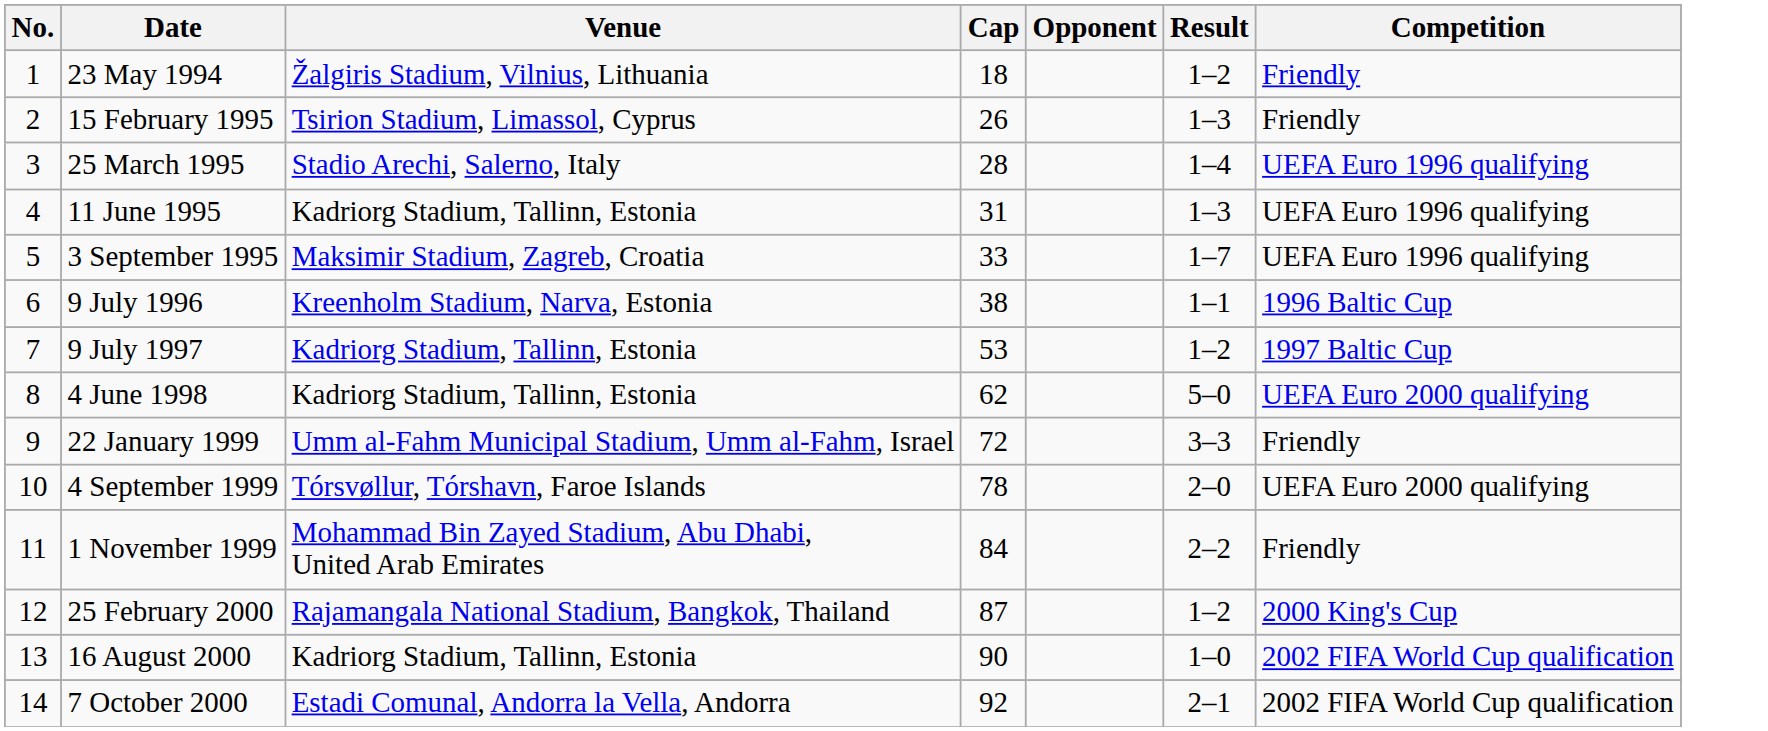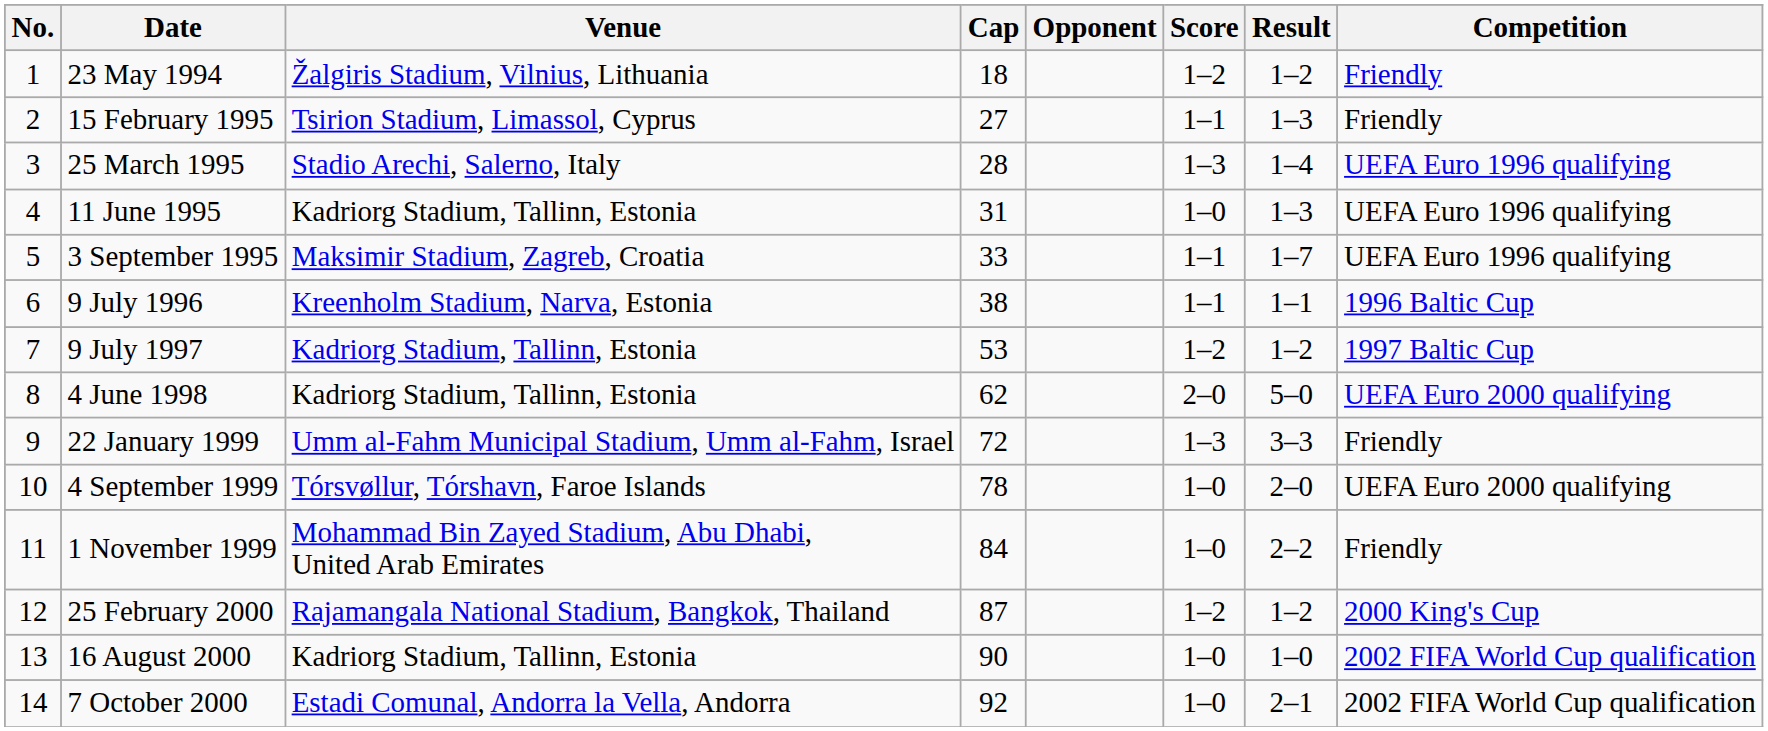+ column: (1204, 27)
(994, 119) 26 -> (994, 119) 27
